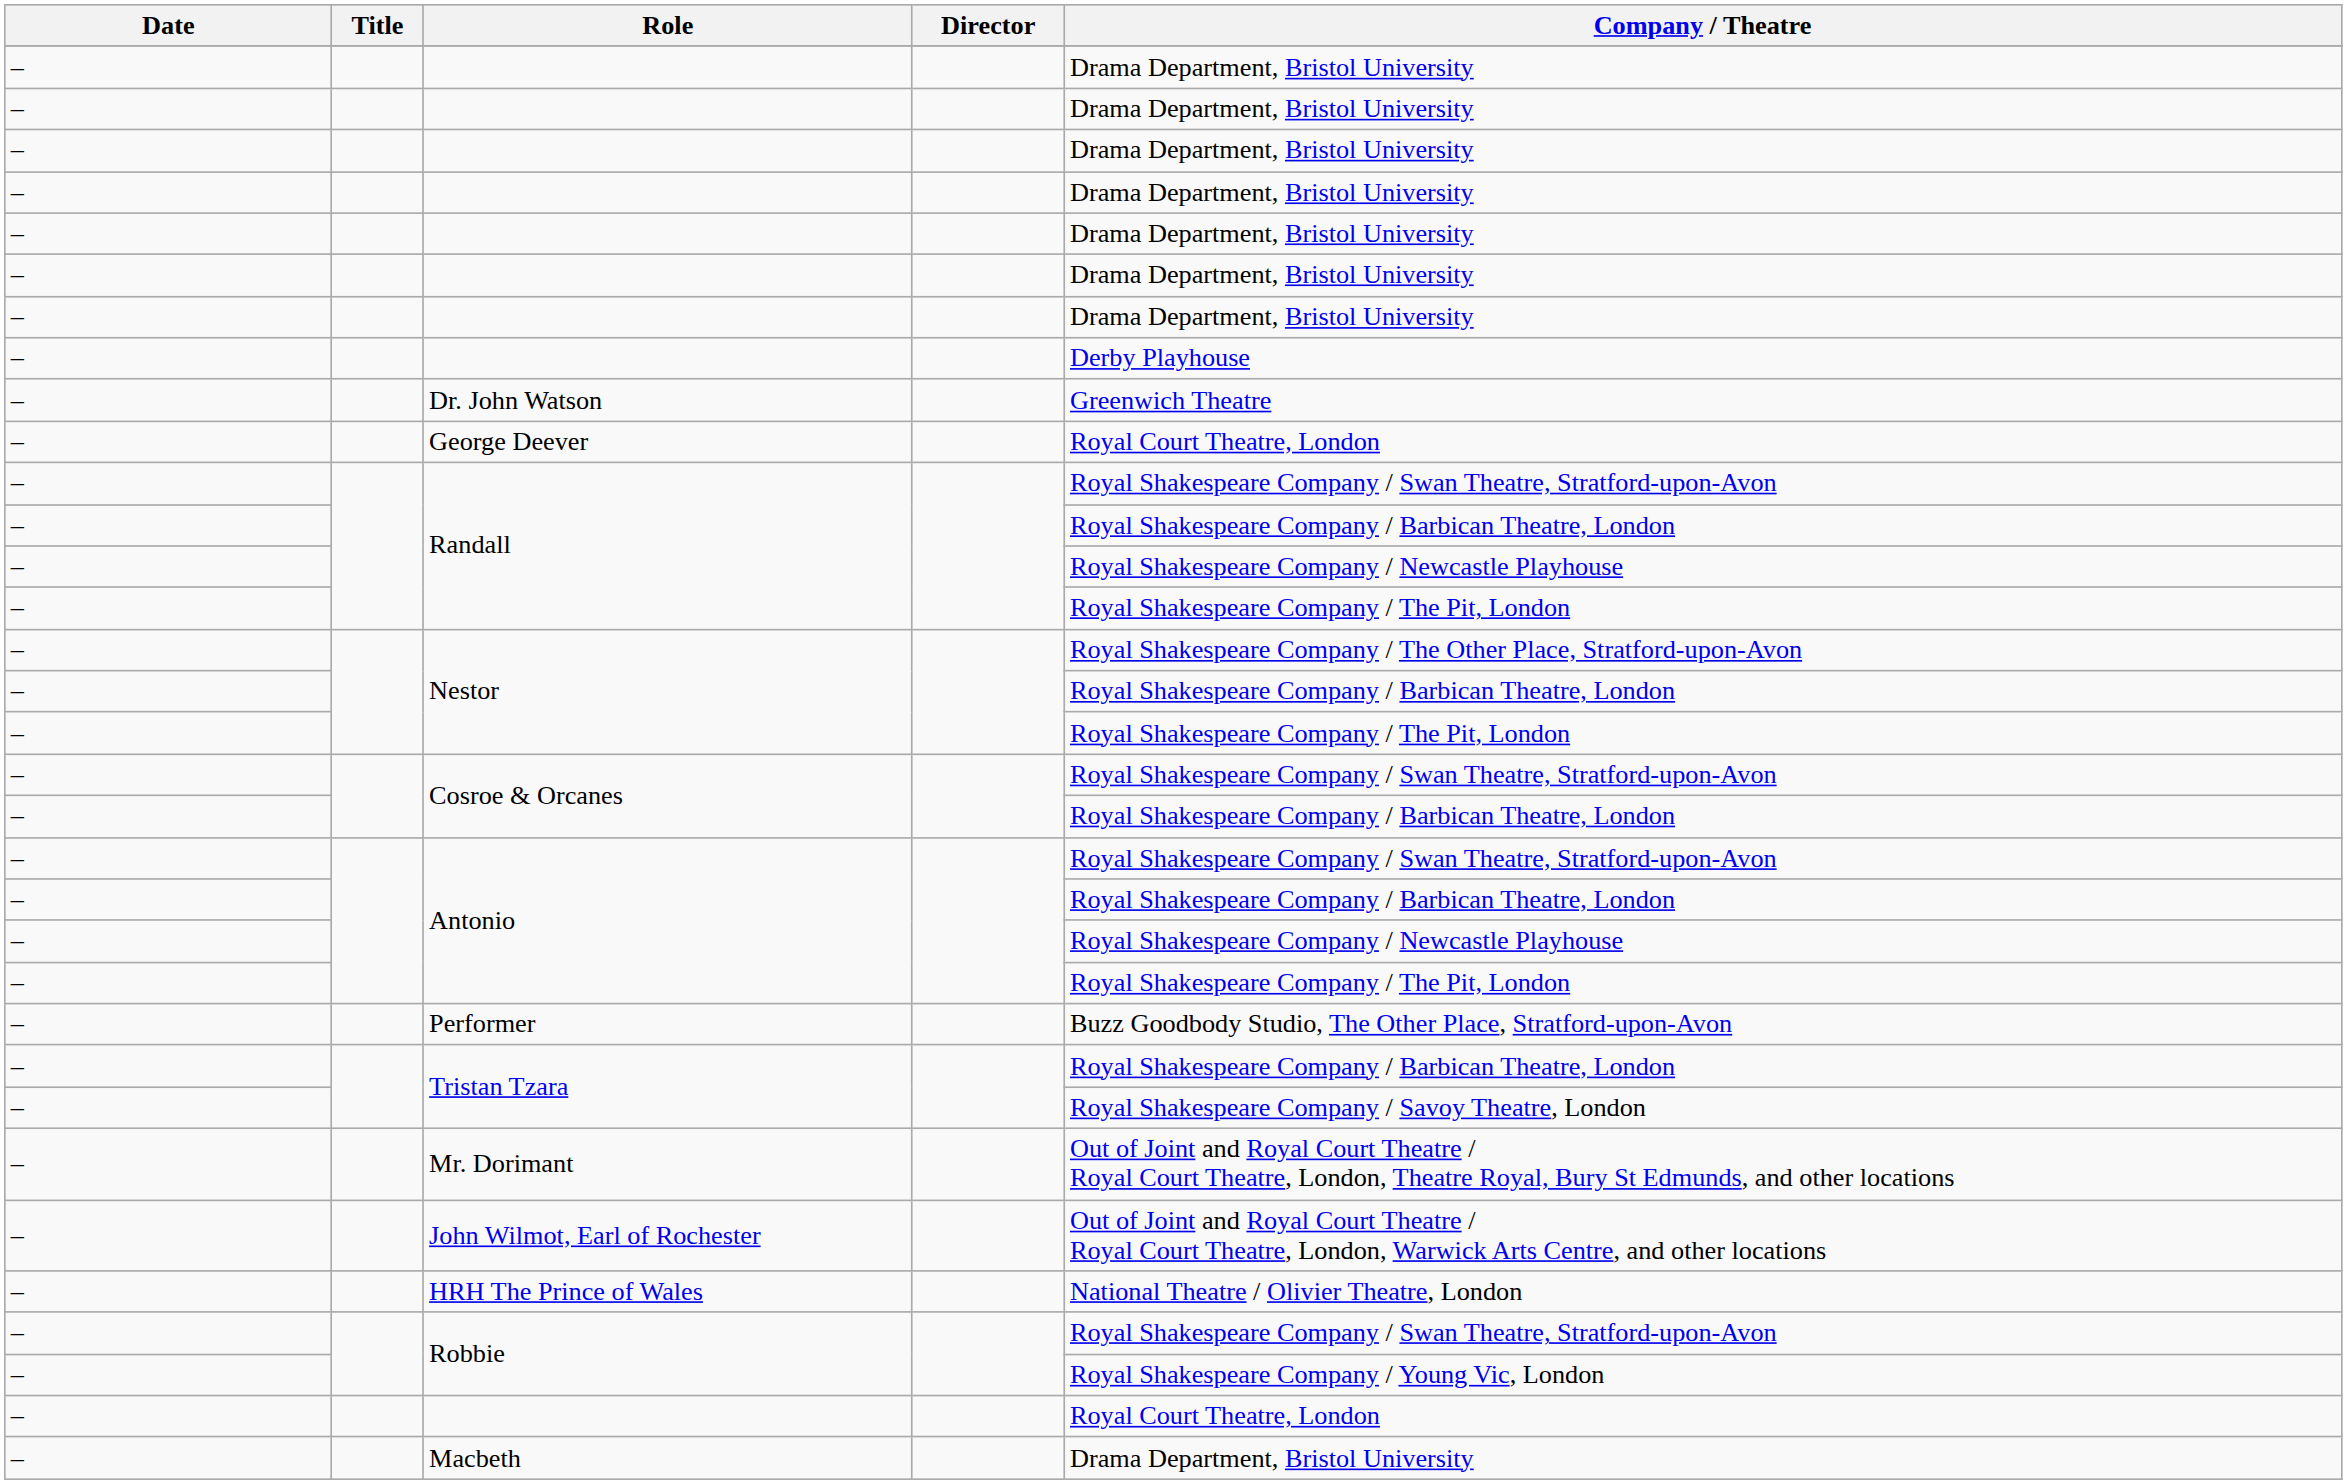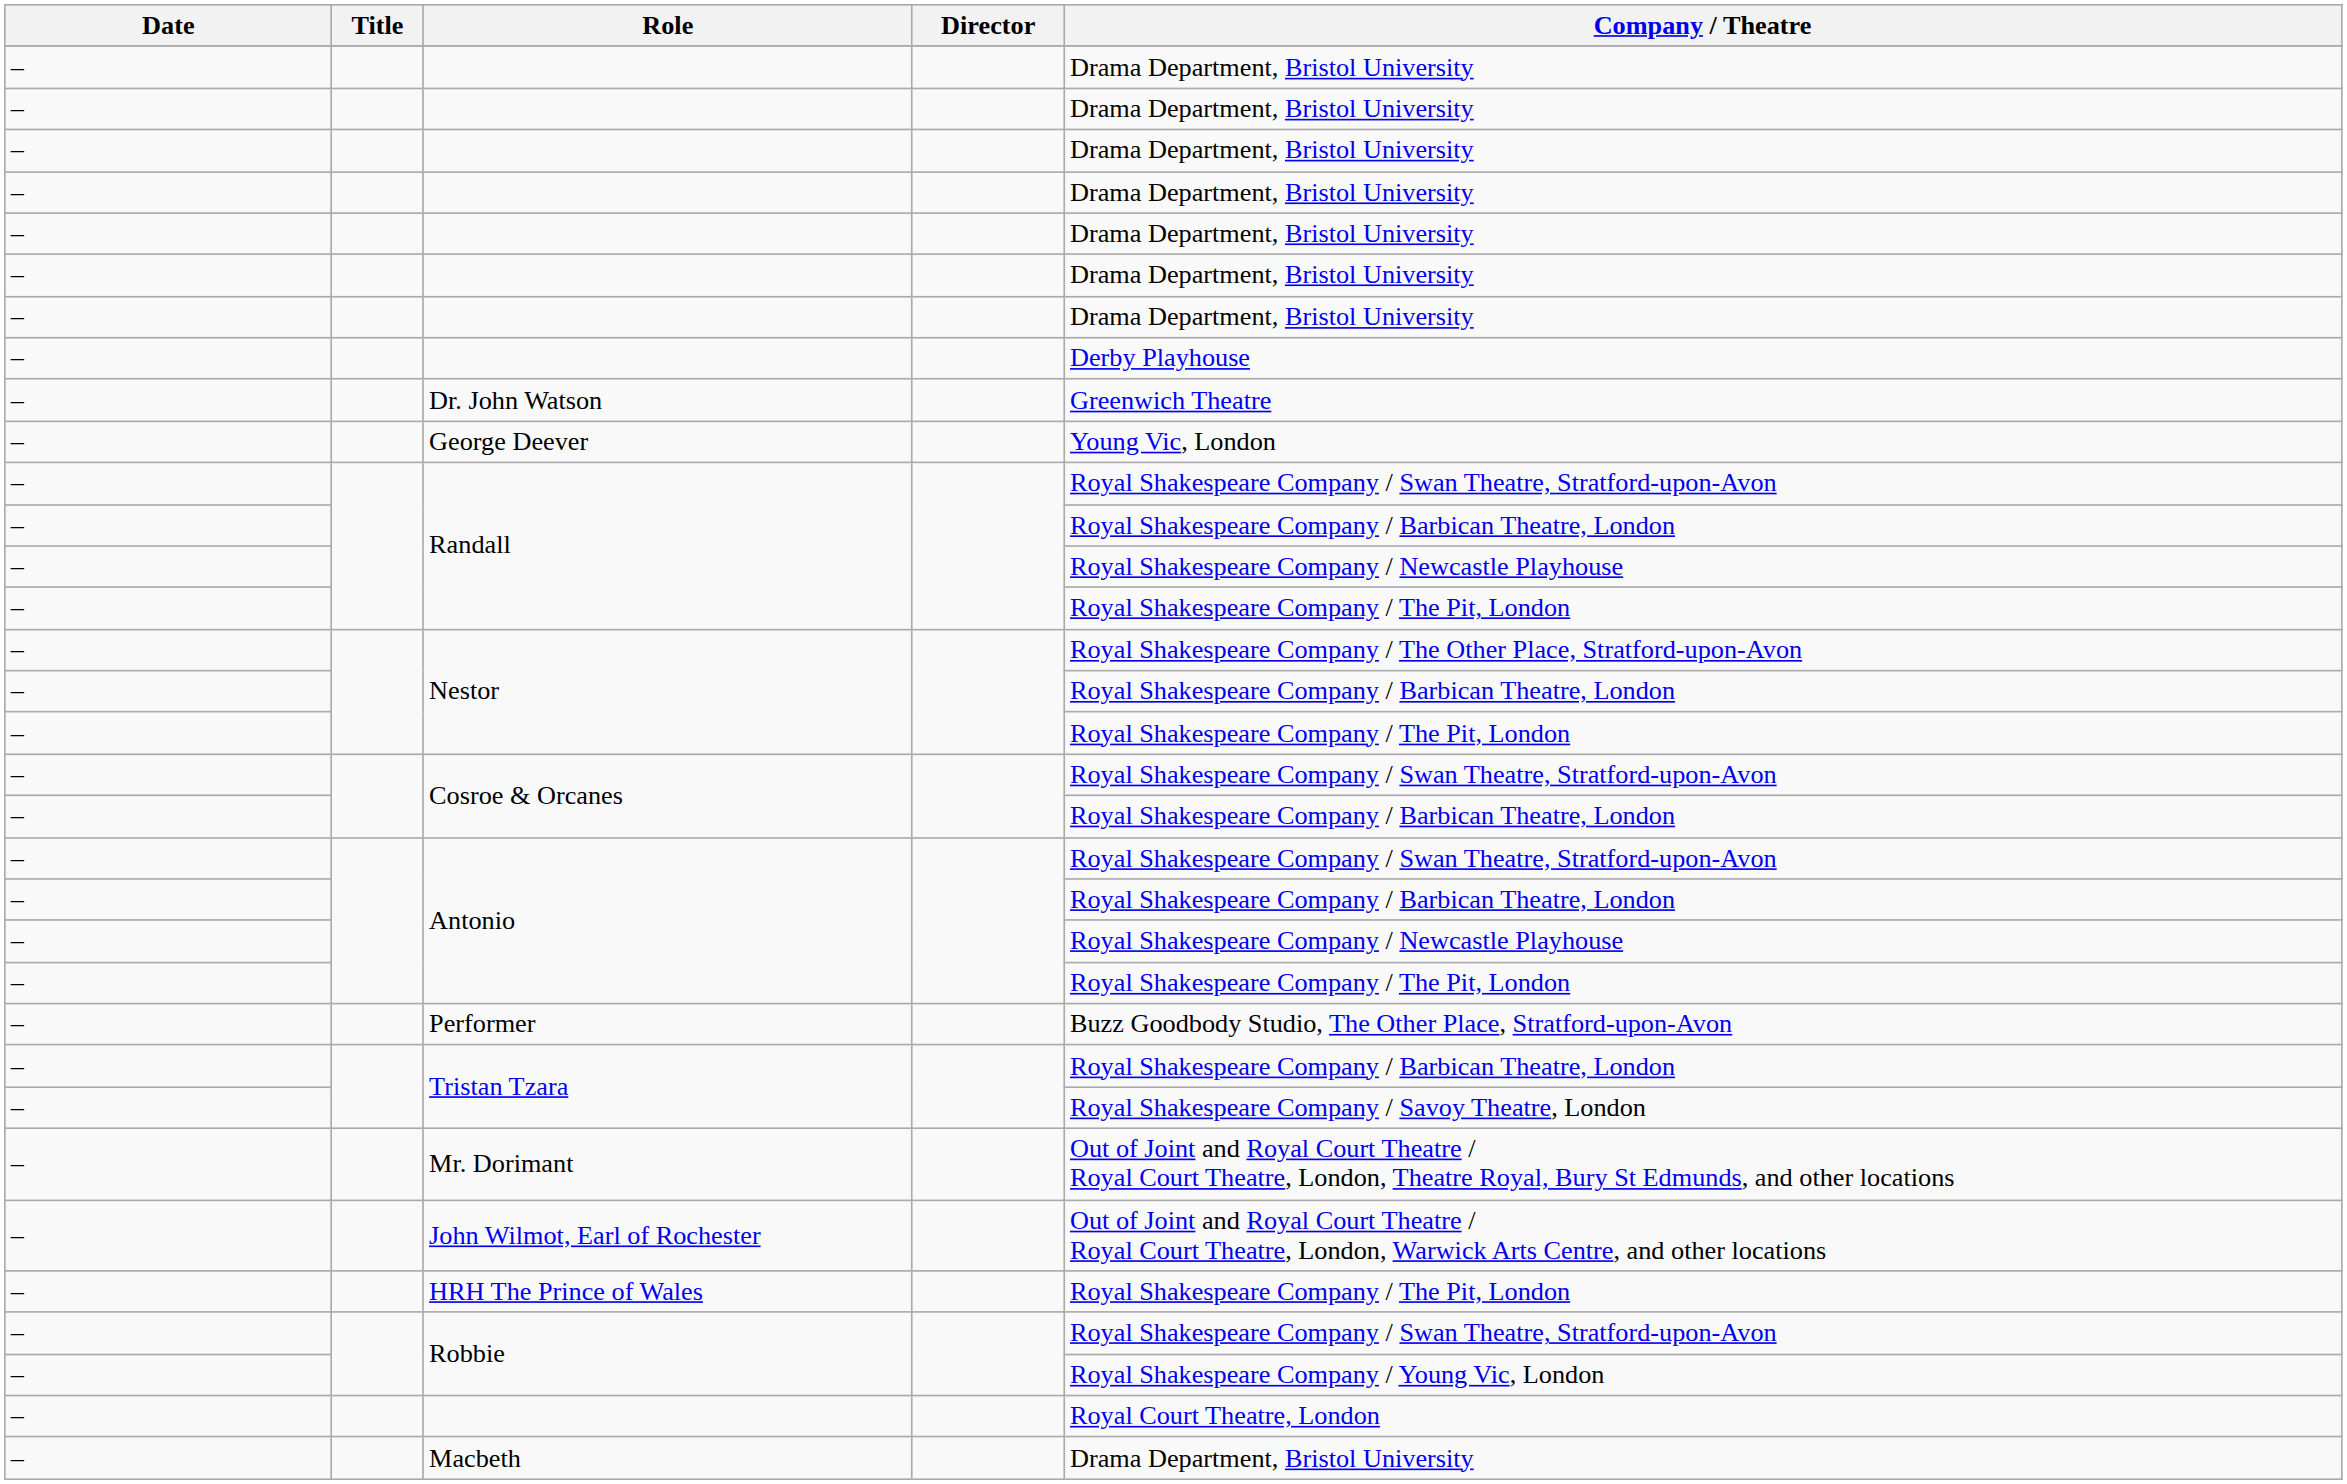(1225, 441) Royal Court Theatre, London -> (1173, 441) Young Vic, London
(1296, 1291) National Theatre / Olivier Theatre, London -> (1323, 1291) Royal Shakespeare Company / The Pit, London
